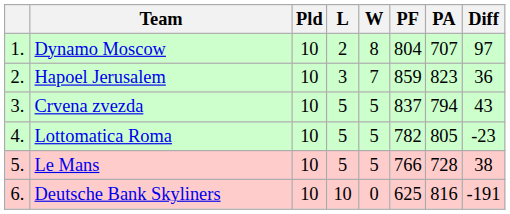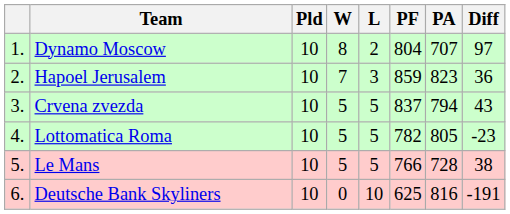columns swapped: (374, 19) <-> (343, 19)
